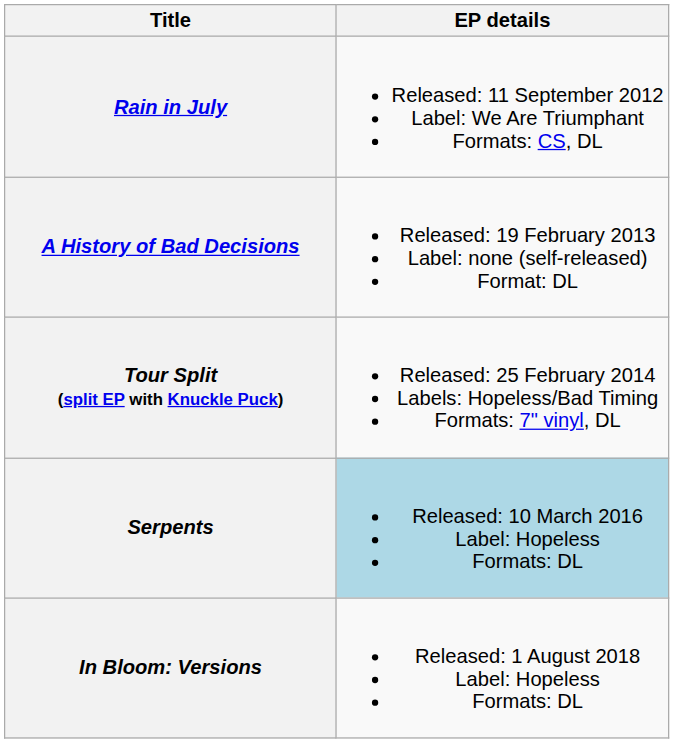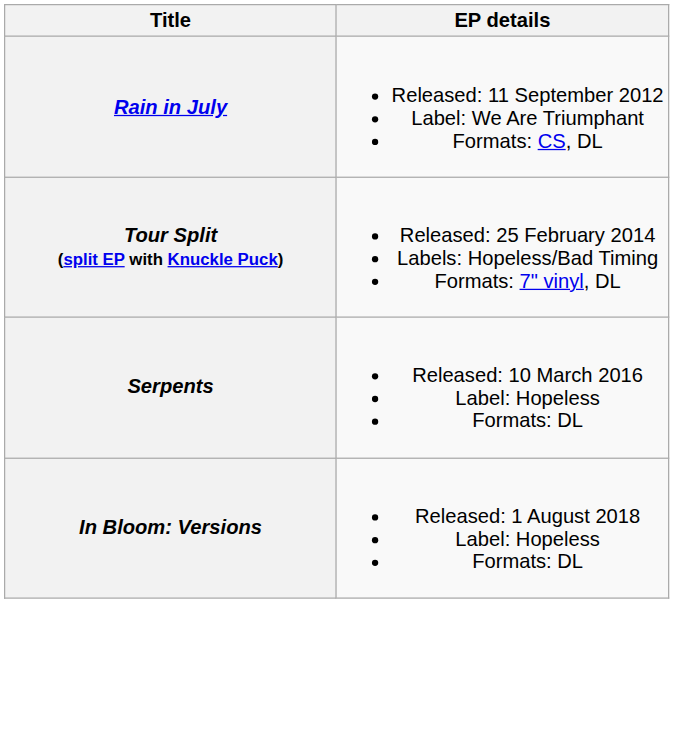- row: (171, 246)
(502, 539) lightblue background -> (502, 399) no background
